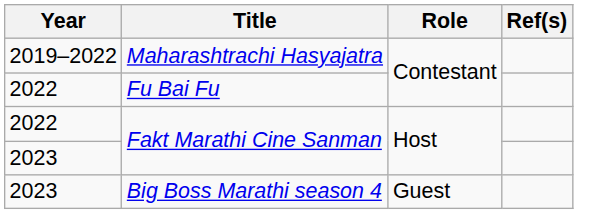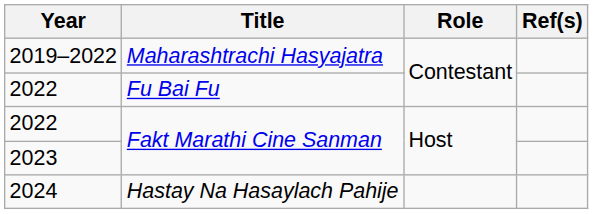- row: (33, 191)
+ row: (33, 191)
